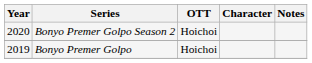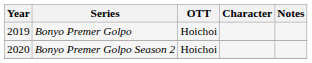rows swapped: (83, 49) <-> (105, 31)
